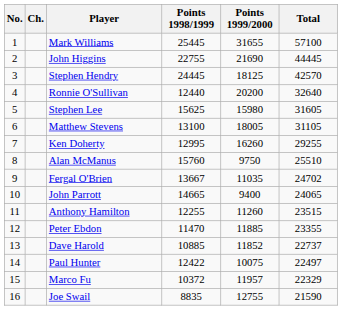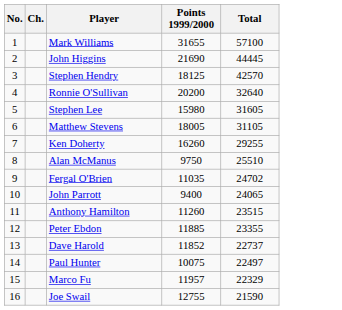- column: (191, 19)
